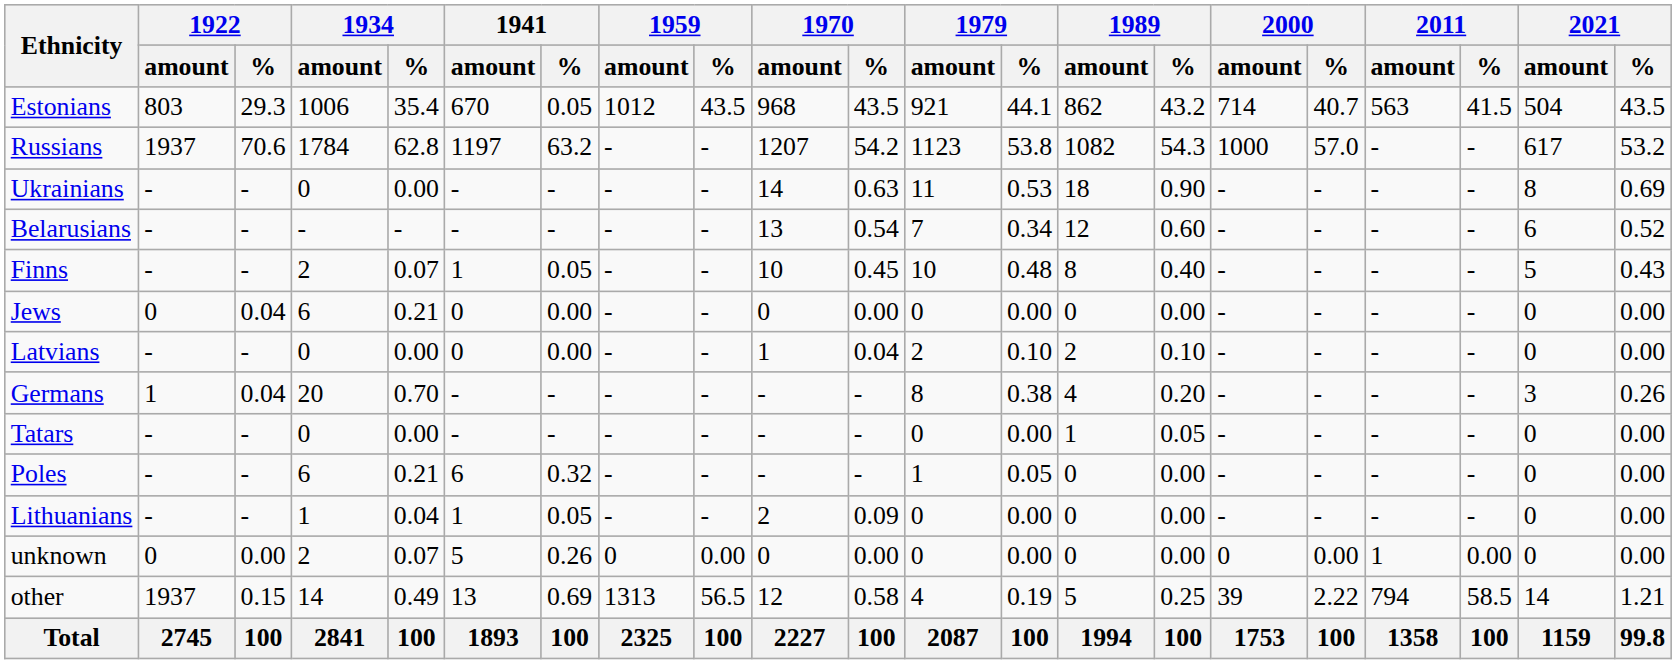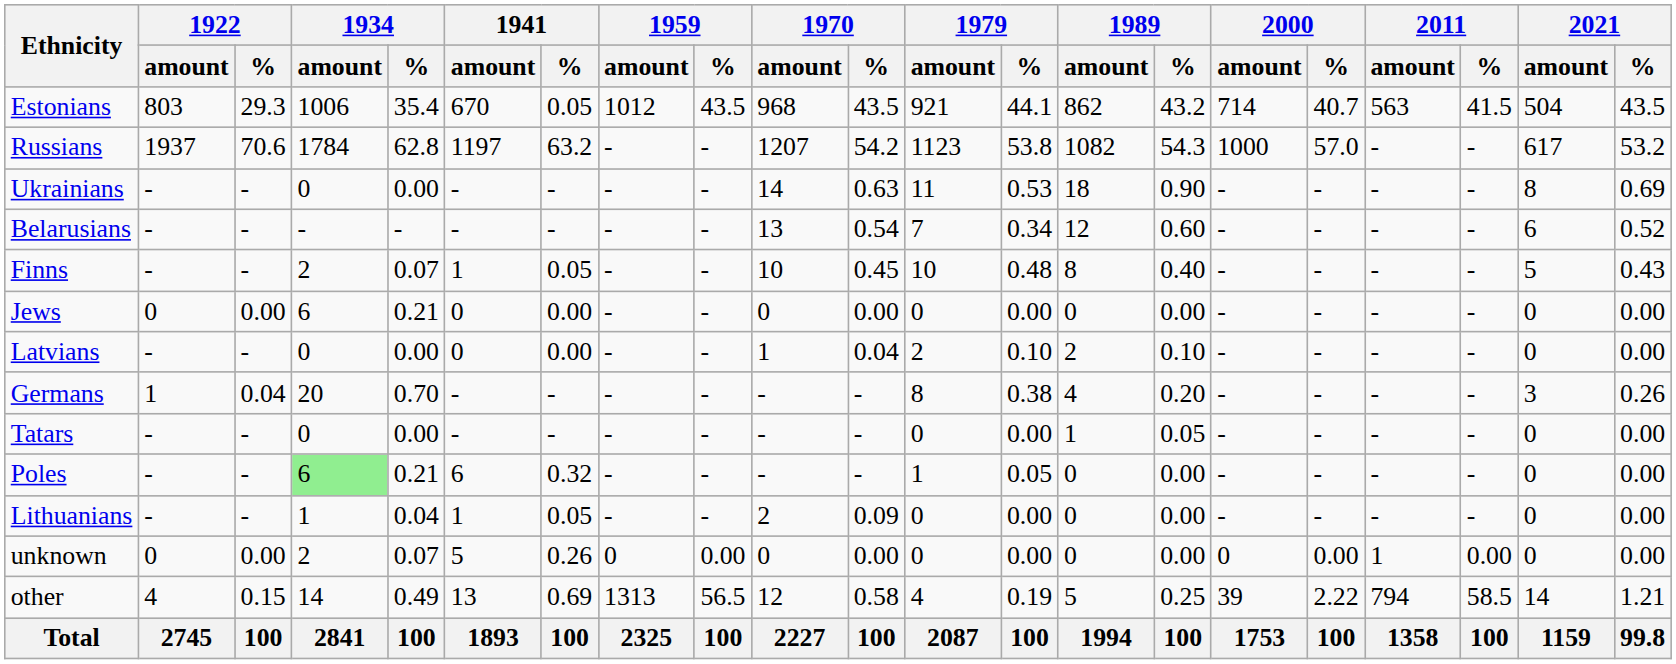(263, 310) 0.04 -> (263, 310) 0.00
(304, 474) no background -> (304, 474) lightgreen background
(170, 596) 1937 -> (151, 596) 4
